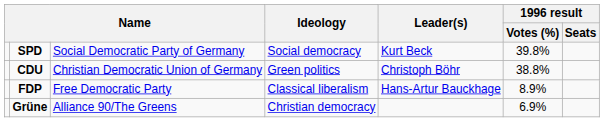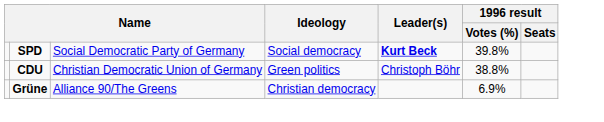(407, 51) normal -> (409, 51) bold
- row: (30, 88)
